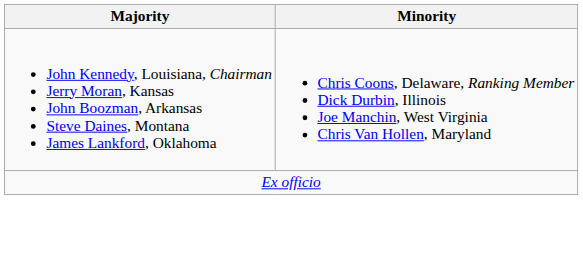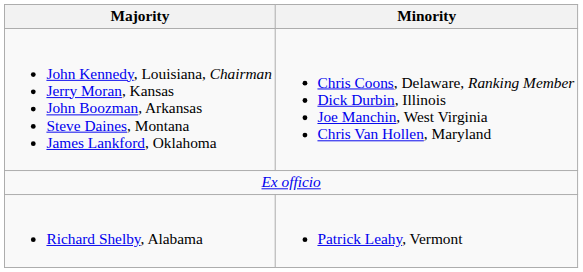+ row: (140, 240)
